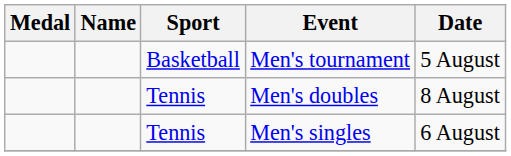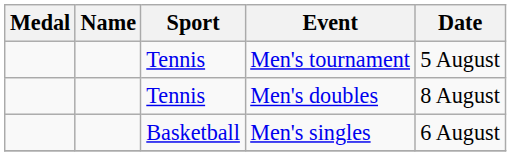(193, 59) Basketball -> (176, 59) Tennis
(176, 132) Tennis -> (193, 132) Basketball
